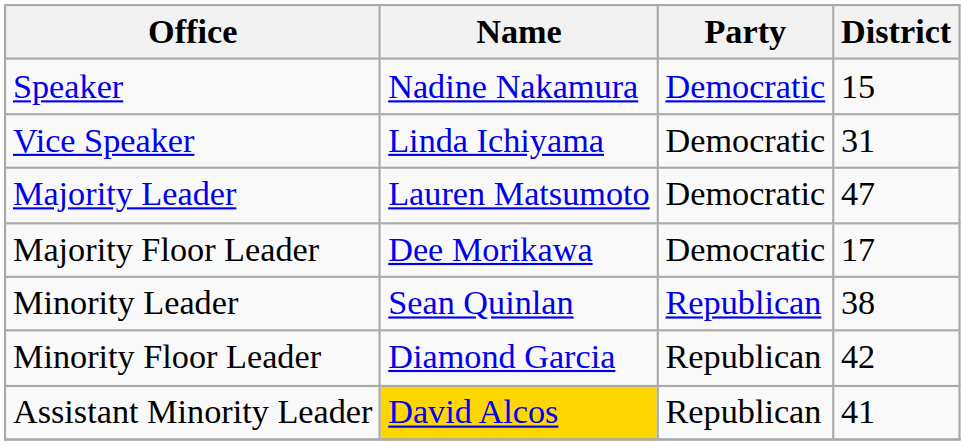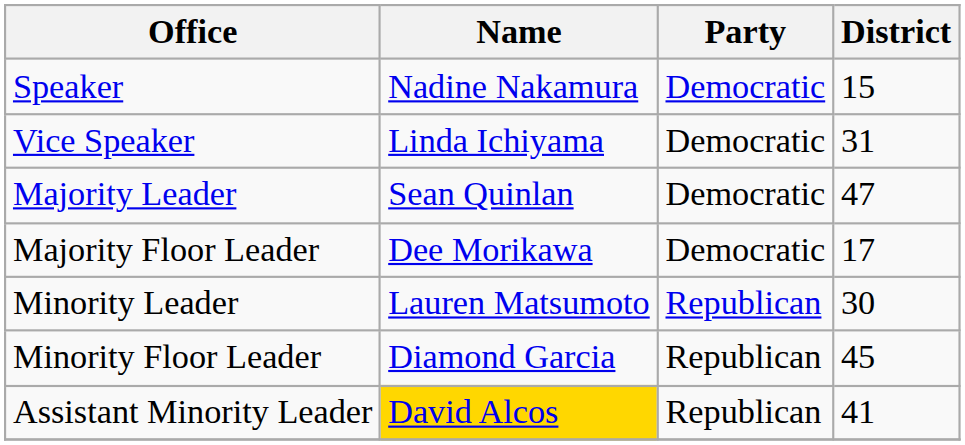(519, 194) Lauren Matsumoto -> (481, 194) Sean Quinlan
(481, 303) Sean Quinlan -> (519, 303) Lauren Matsumoto
(858, 303) 38 -> (858, 303) 30
(858, 357) 42 -> (858, 357) 45
